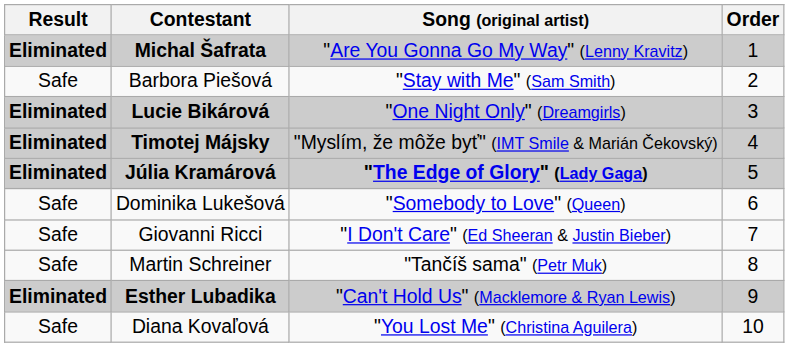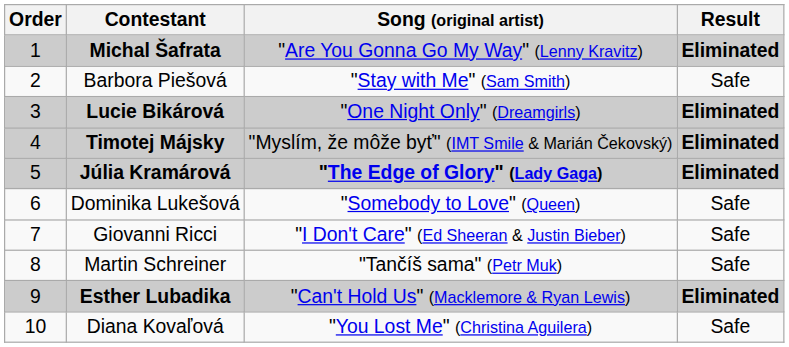columns swapped: (753, 19) <-> (58, 19)
